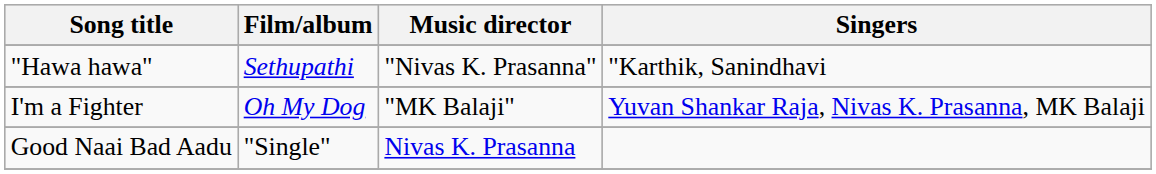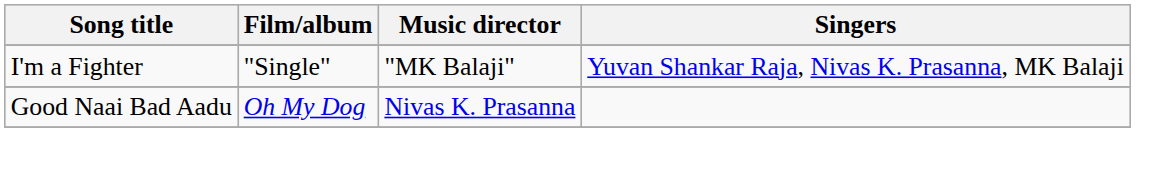- row: (82, 65)
(305, 106) Oh My Dog -> (287, 65) "Single"
(287, 147) "Single" -> (305, 106) Oh My Dog
